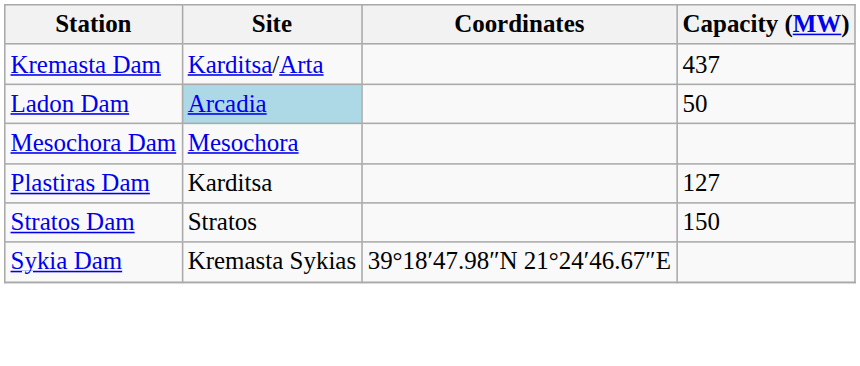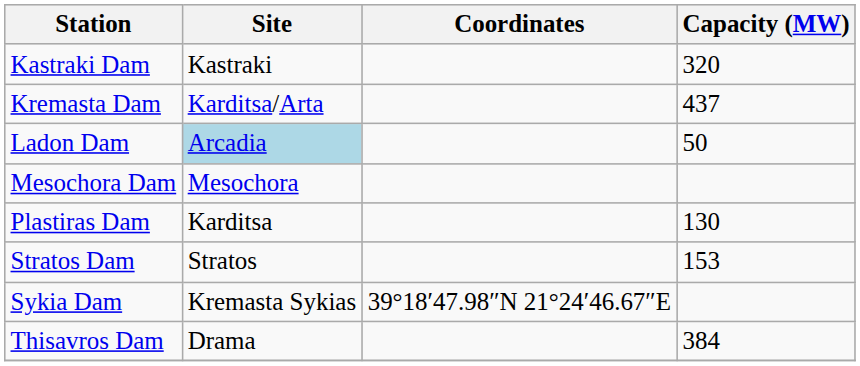+ row: (80, 63)
(701, 182) 127 -> (701, 222) 130
(701, 222) 150 -> (701, 261) 153
+ row: (87, 340)
